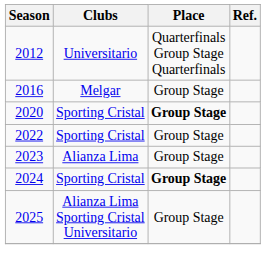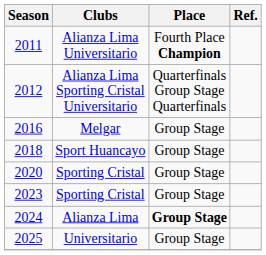+ row: (28, 45)
(100, 53) Universitario -> (100, 91) Alianza Lima Sporting Cristal Universitario
+ row: (28, 150)
(189, 113) bold -> (189, 172) normal
- row: (29, 135)
(100, 157) Alianza Lima -> (100, 194) Sporting Cristal
(100, 179) Sporting Cristal -> (100, 217) Alianza Lima
(100, 217) Alianza Lima Sporting Cristal Universitario -> (100, 239) Universitario
